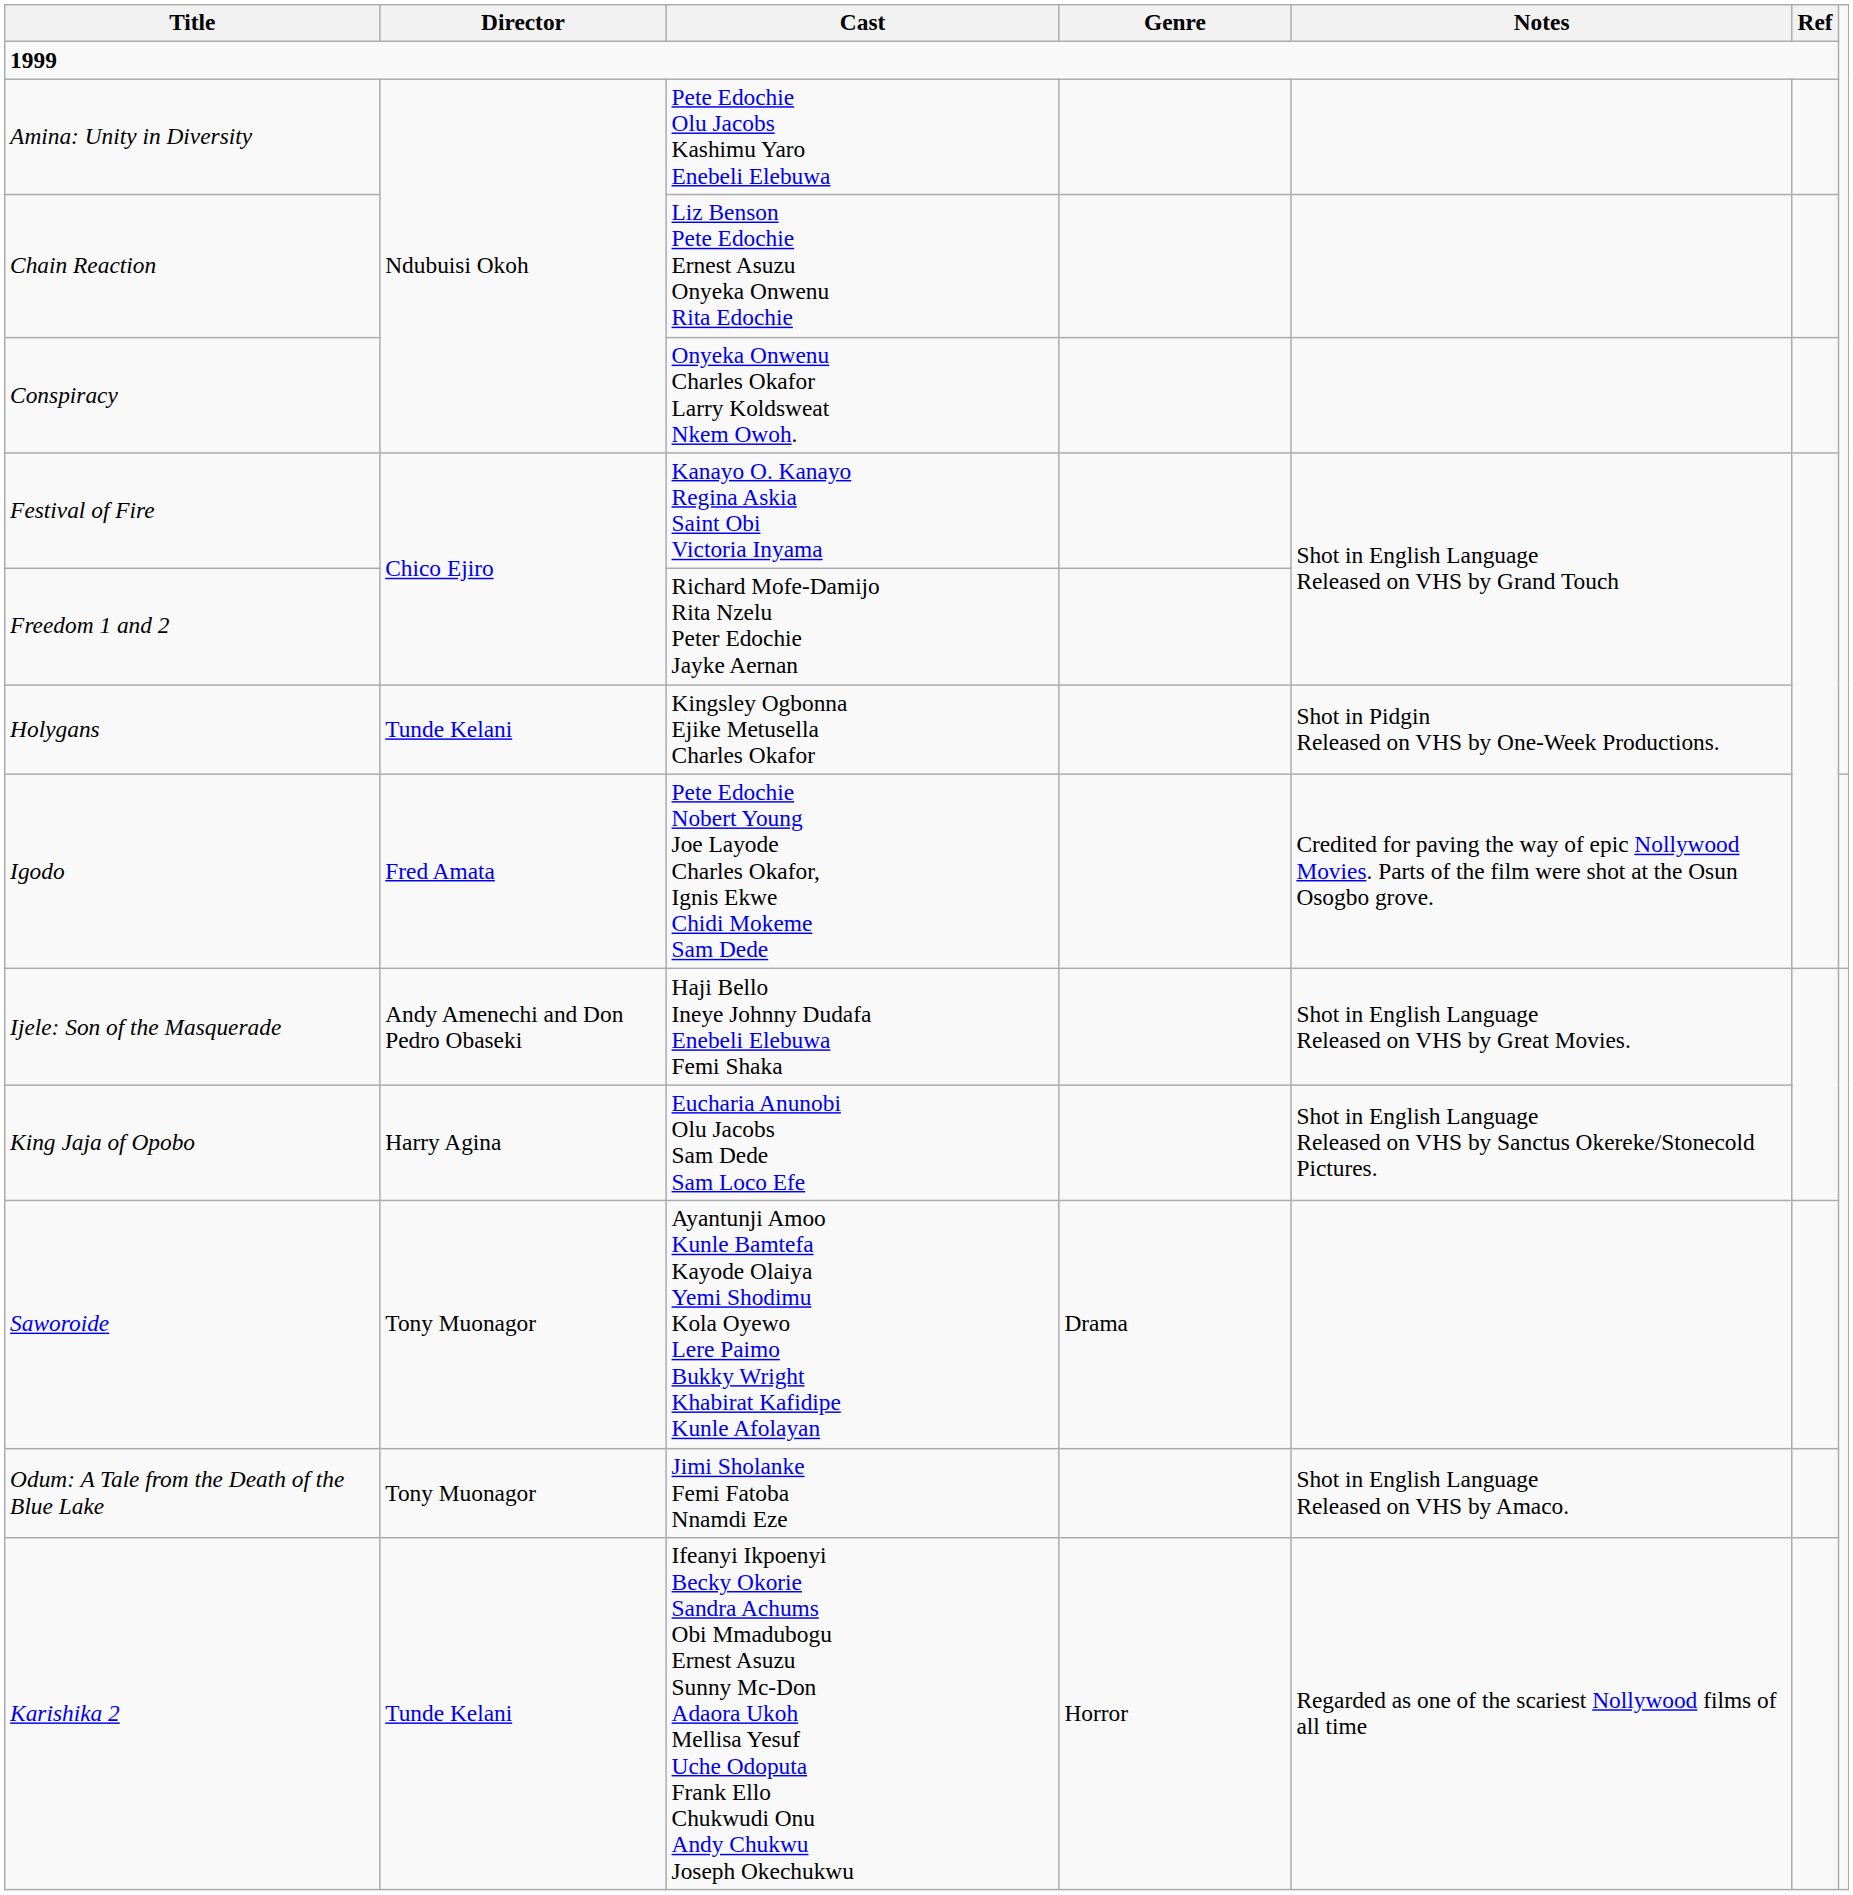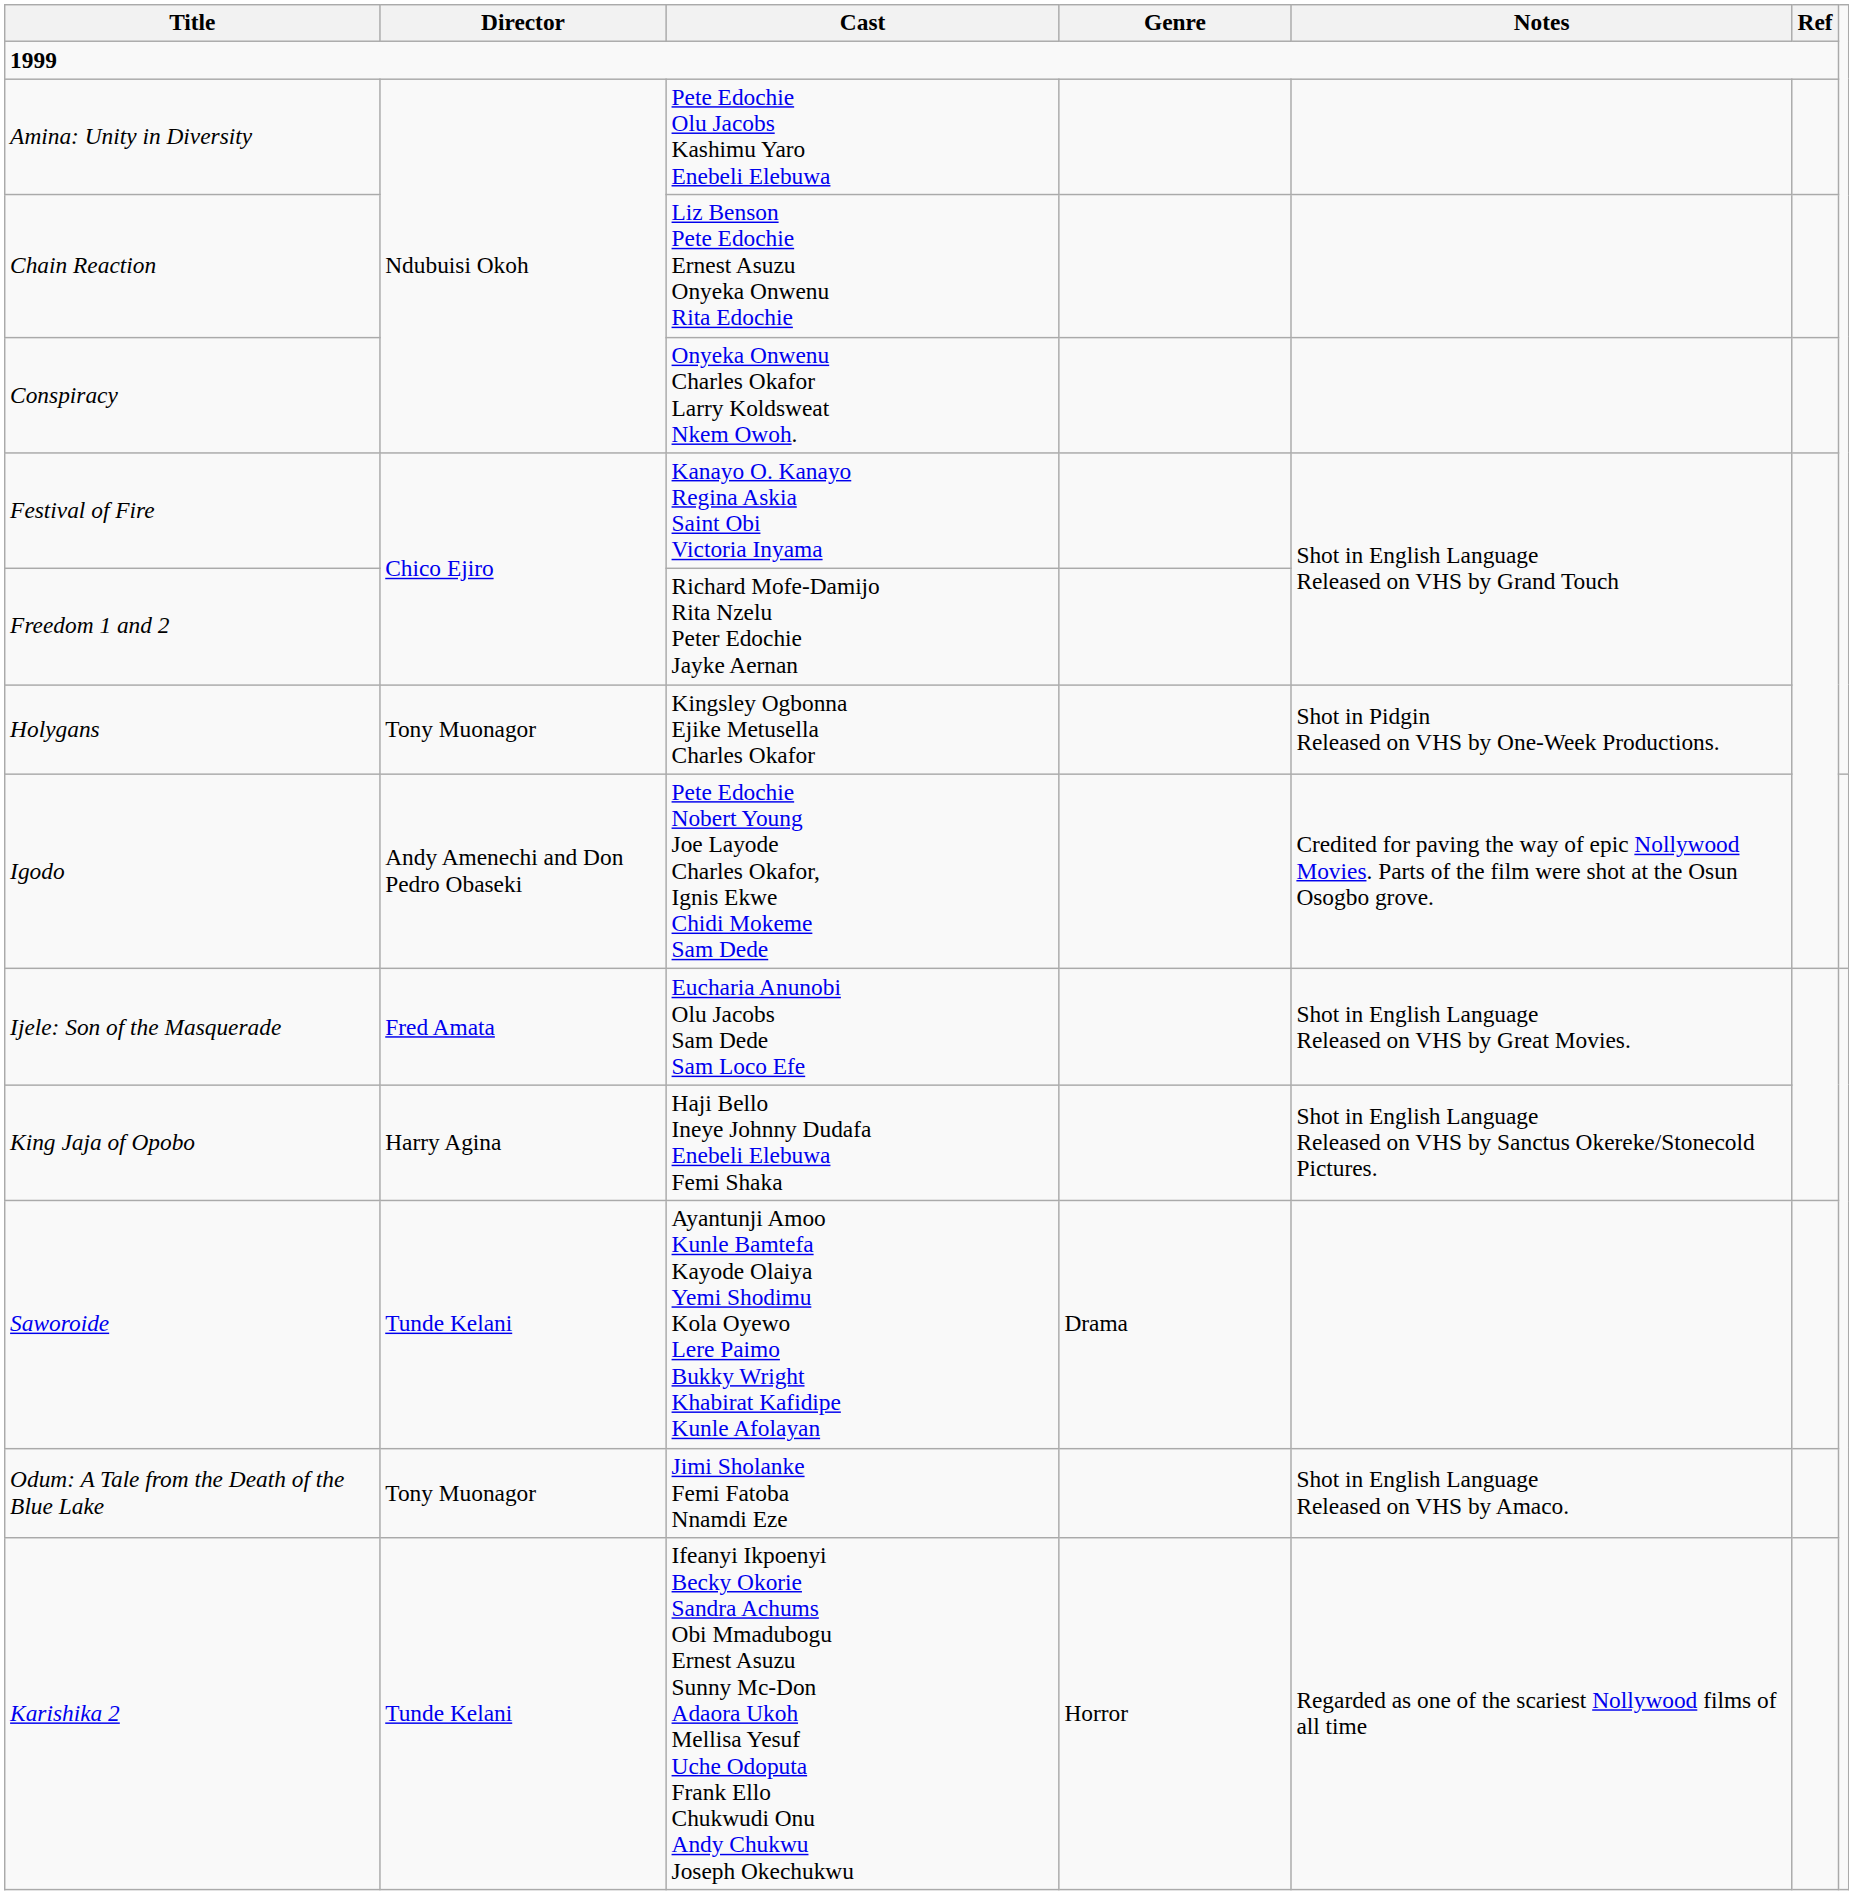(449, 729) Tunde Kelani -> (461, 729) Tony Muonagor
(440, 871) Fred Amata -> (504, 871) Andy Amenechi and Don Pedro Obaseki
(504, 1026) Andy Amenechi and Don Pedro Obaseki -> (440, 1026) Fred Amata
(771, 1026) Haji Bello Ineye Johnny Dudafa Enebeli Elebuwa Femi Shaka -> (756, 1026) Eucharia Anunobi Olu Jacobs Sam Dede Sam Loco Efe
(756, 1142) Eucharia Anunobi Olu Jacobs Sam Dede Sam Loco Efe -> (771, 1142) Haji Bello Ineye Johnny Dudafa Enebeli Elebuwa Femi Shaka
(461, 1324) Tony Muonagor -> (449, 1324) Tunde Kelani
